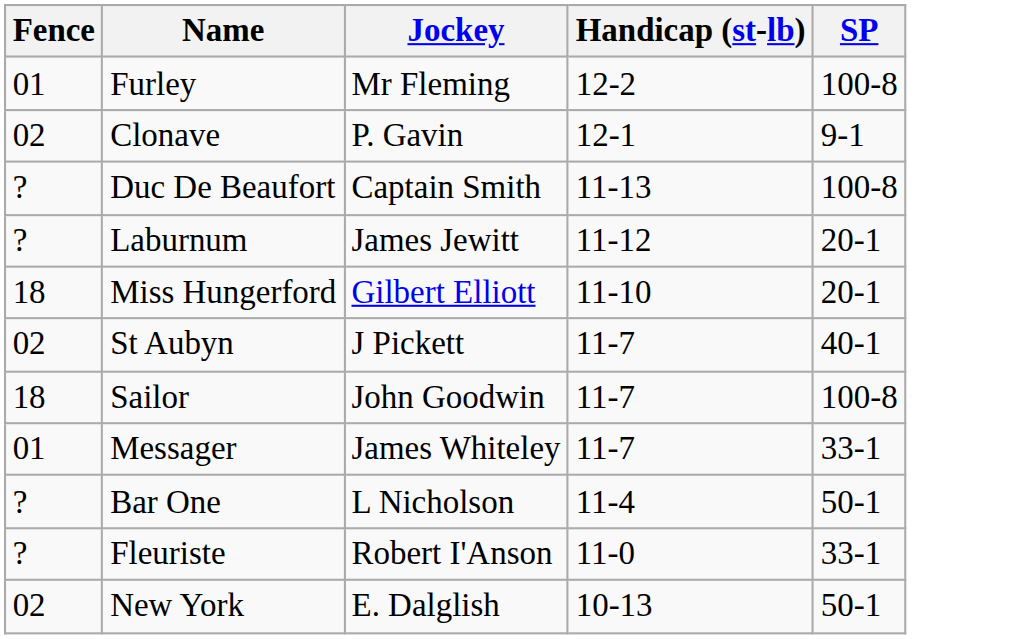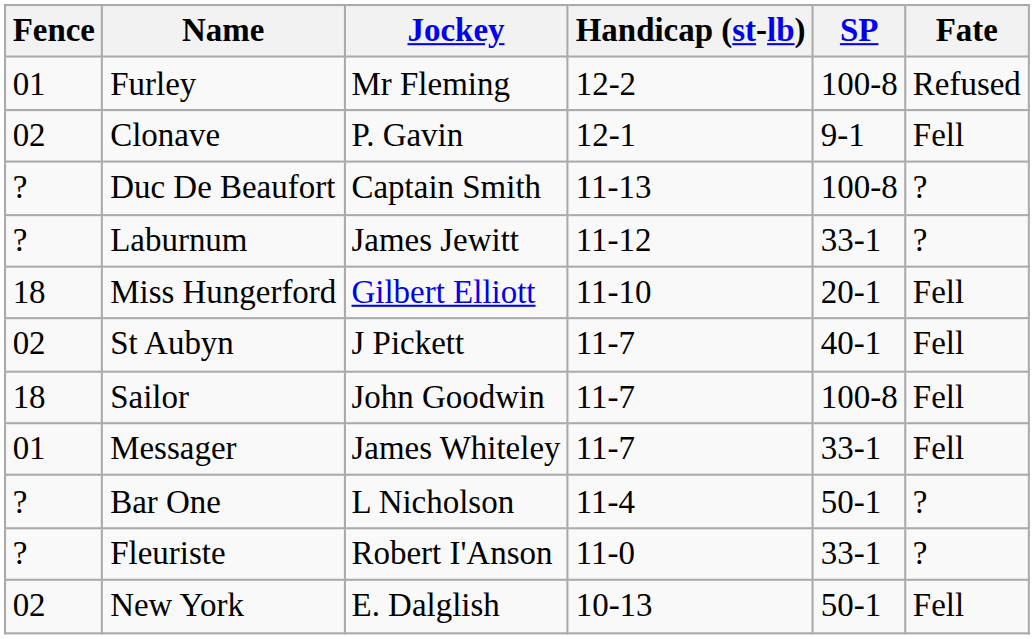+ column: (967, 30)
(851, 239) 20-1 -> (851, 239) 33-1
